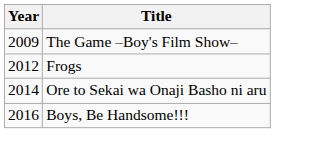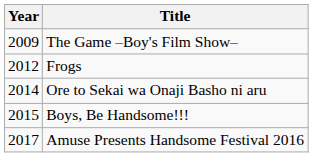(24, 115) 2016 -> (24, 115) 2015
+ row: (175, 139)
